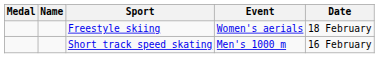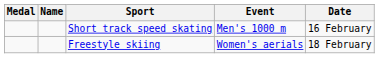rows swapped: (140, 44) <-> (114, 28)
